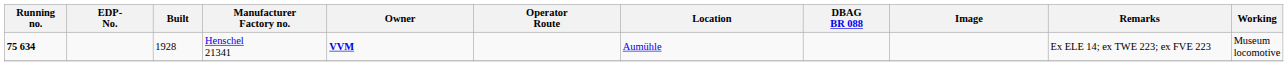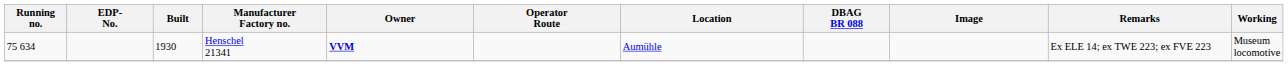(21, 46) bold -> (21, 46) normal
(166, 46) 1928 -> (166, 46) 1930
